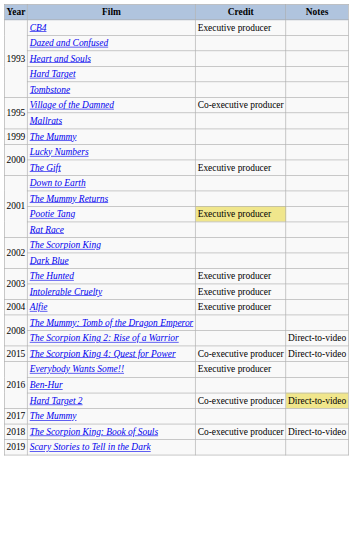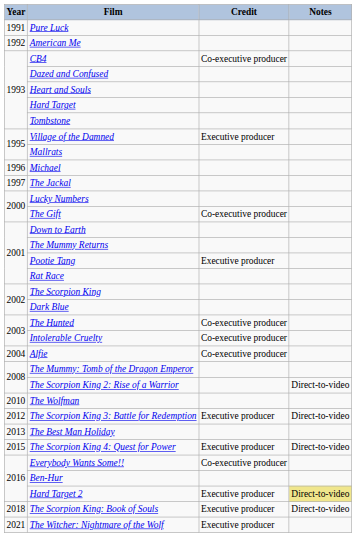+ row: (16, 27)
+ row: (16, 43)
(234, 27) Executive producer -> (244, 59) Co-executive producer
(241, 105) Co-executive producer -> (238, 136) Executive producer
+ row: (16, 167)
+ row: (16, 183)
- row: (16, 136)
(234, 167) Executive producer -> (244, 214) Co-executive producer
(234, 214) khaki background -> (238, 261) no background
(234, 276) Executive producer -> (244, 323) Co-executive producer
(234, 292) Executive producer -> (244, 338) Co-executive producer
(234, 307) Executive producer -> (244, 354) Co-executive producer
+ row: (16, 400)
+ row: (16, 416)
+ row: (16, 432)
(241, 354) Co-executive producer -> (238, 447) Executive producer
(234, 369) Executive producer -> (244, 463) Co-executive producer
(241, 400) Co-executive producer -> (238, 494) Executive producer
- row: (16, 416)
(241, 432) Co-executive producer -> (238, 509) Executive producer
- row: (16, 447)
+ row: (16, 525)
